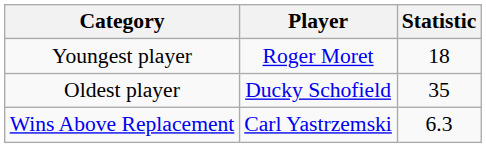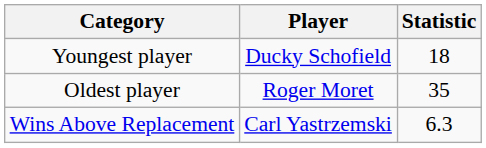(318, 55) Roger Moret -> (318, 55) Ducky Schofield
(318, 90) Ducky Schofield -> (318, 90) Roger Moret
